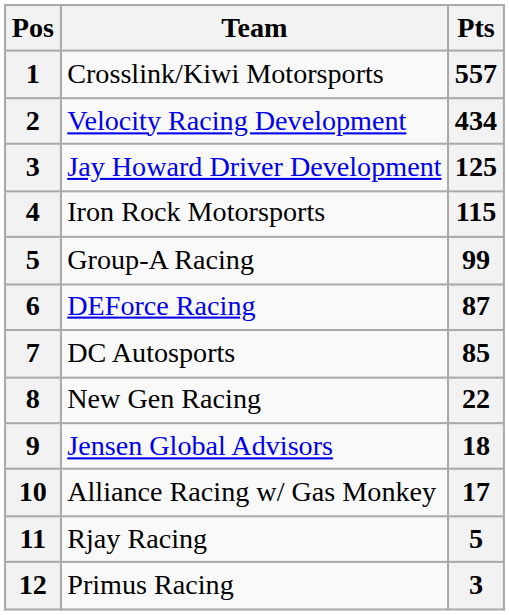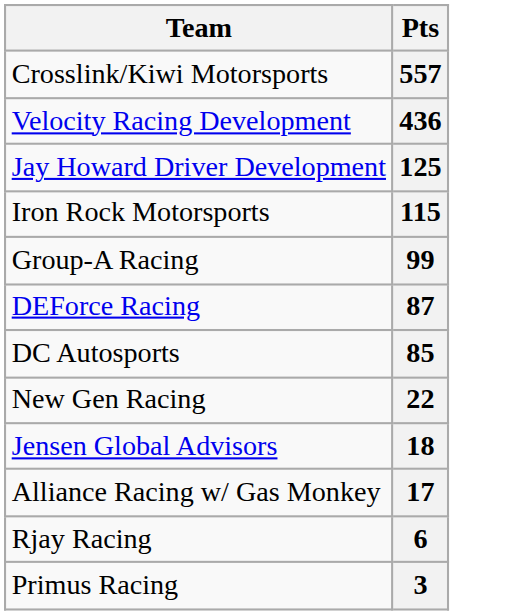- column: (33, 27)
(476, 120) 434 -> (420, 120) 436
(476, 538) 5 -> (420, 538) 6
